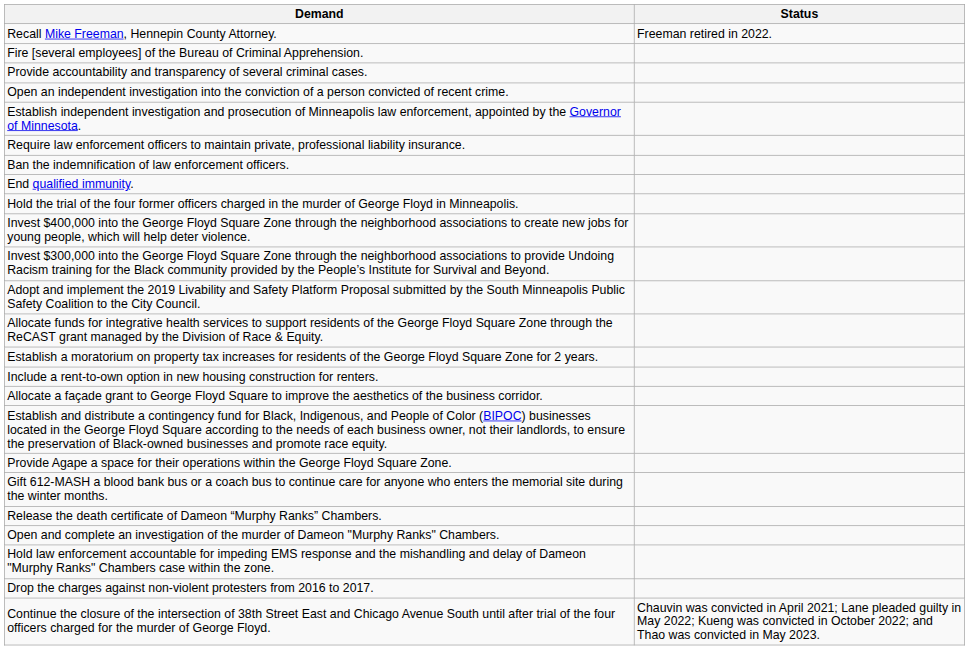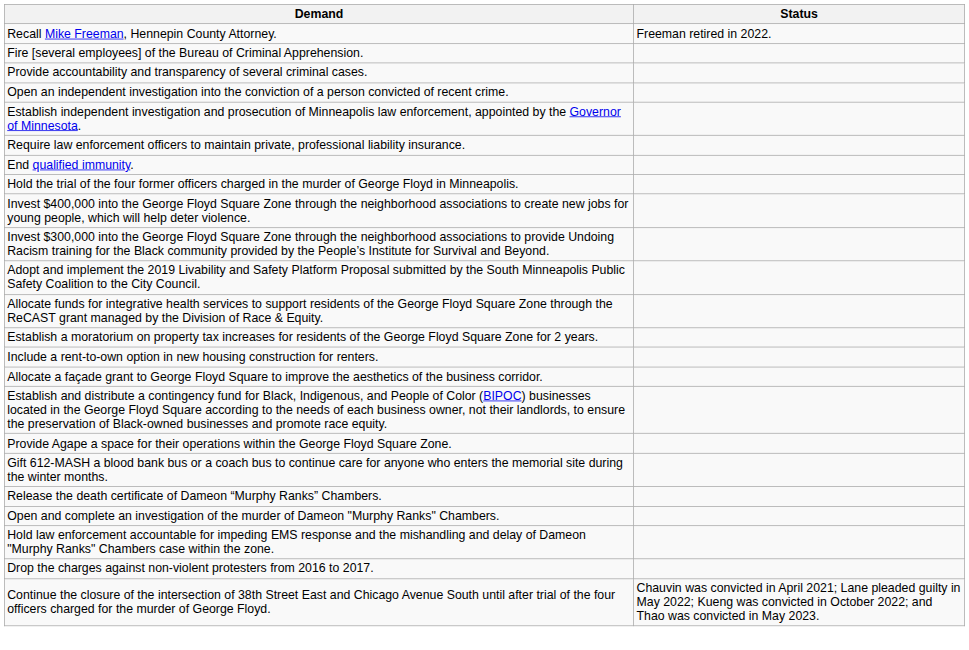- row: (148, 164)
